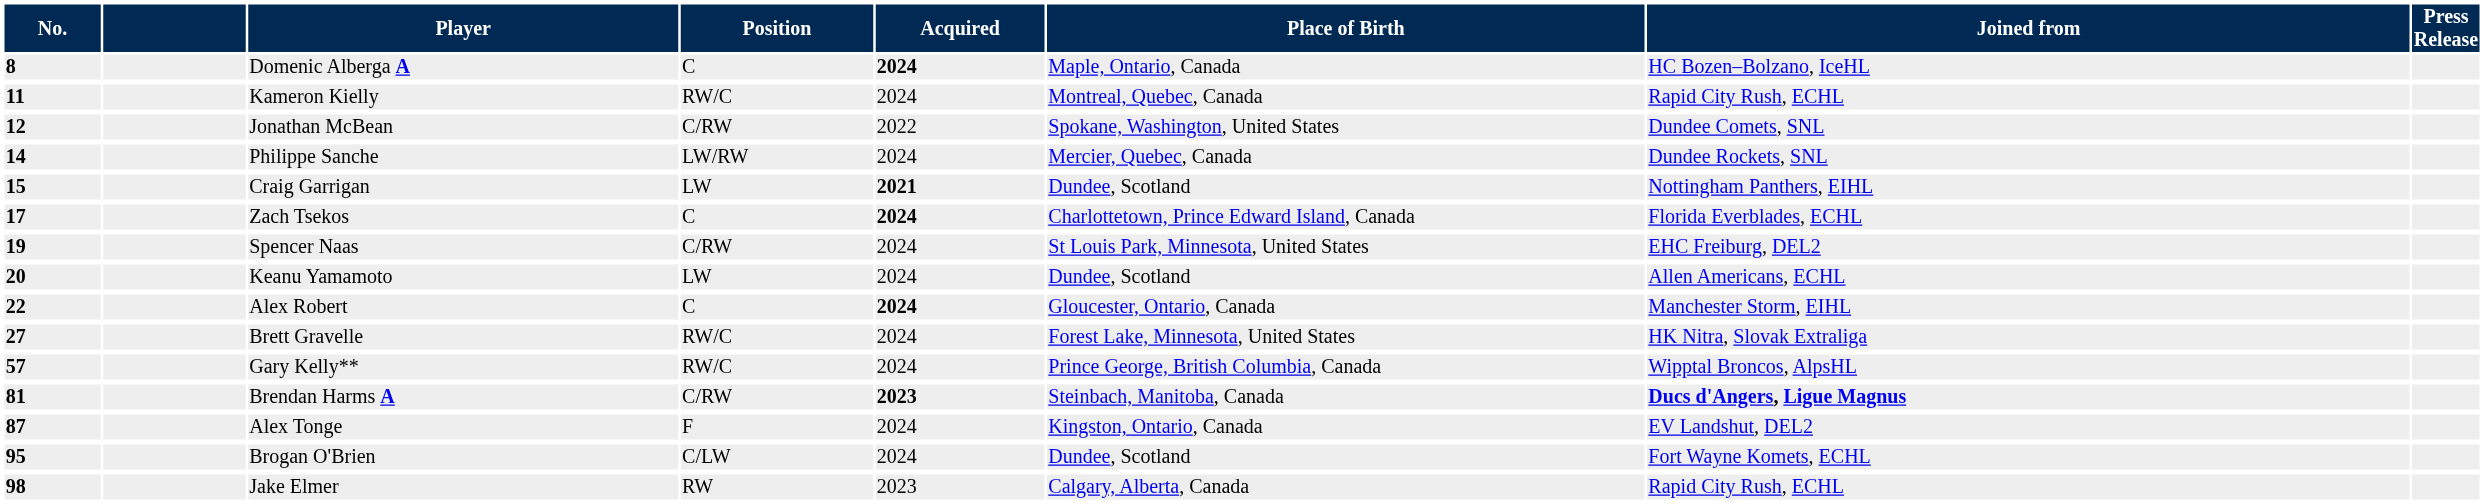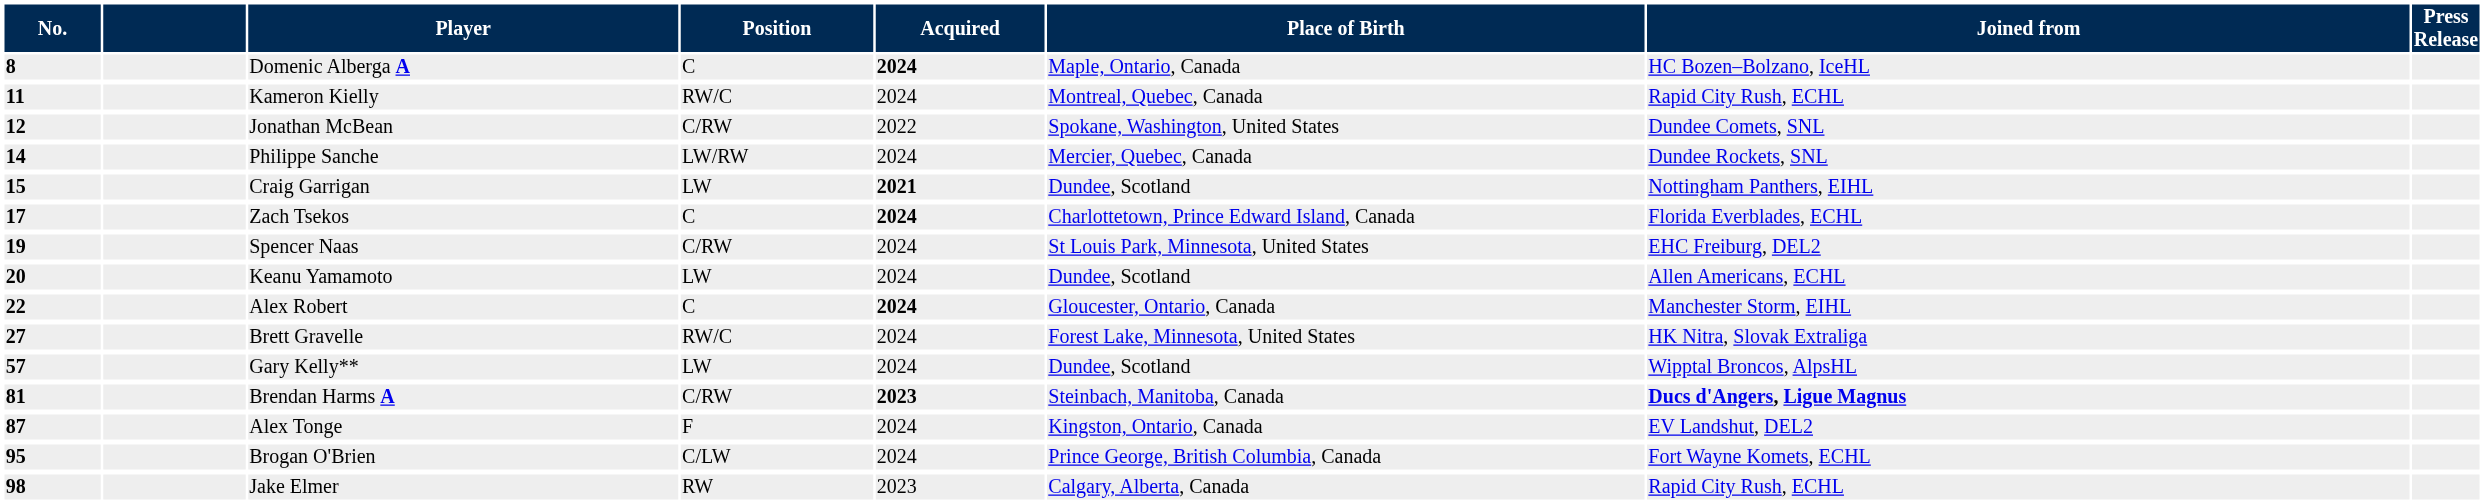(707, 366) RW/C -> (697, 366) LW
(1215, 366) Prince George, British Columbia, Canada -> (1119, 366) Dundee, Scotland
(1119, 456) Dundee, Scotland -> (1215, 456) Prince George, British Columbia, Canada
